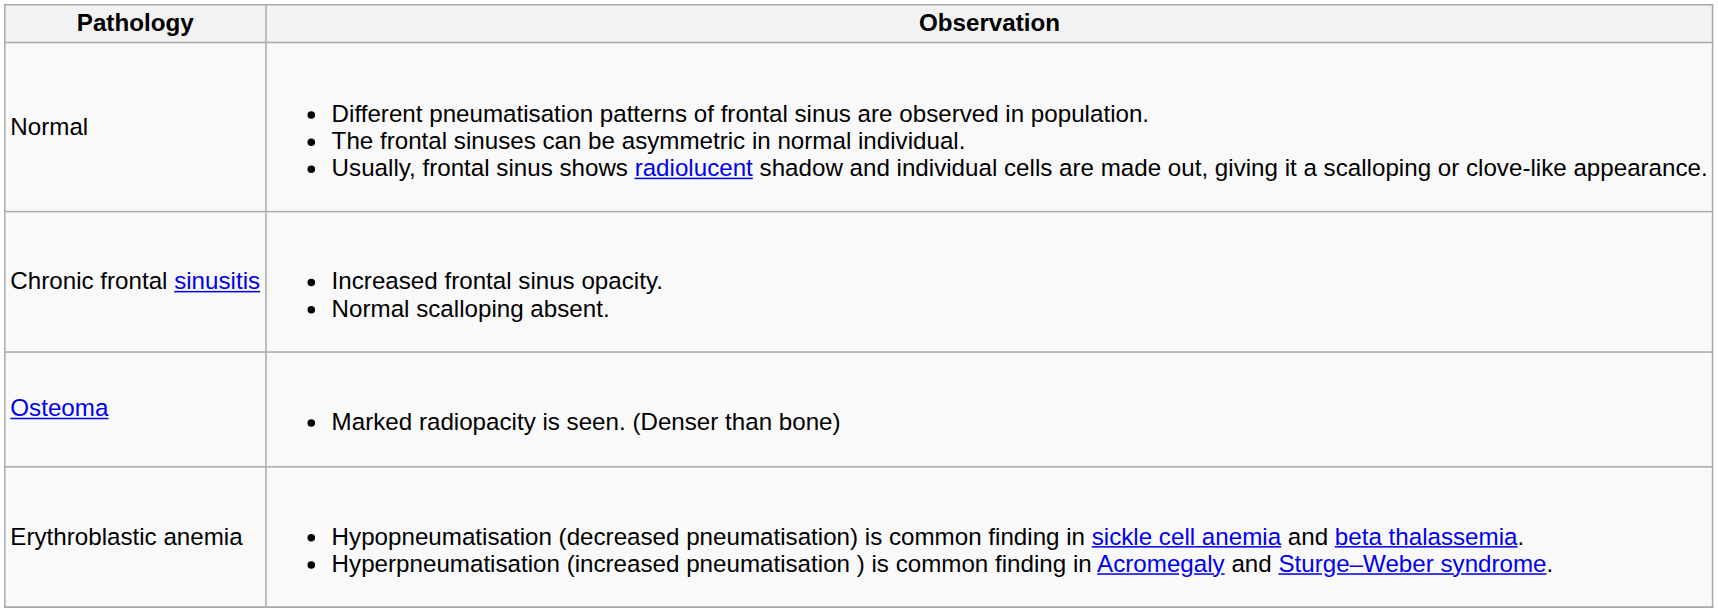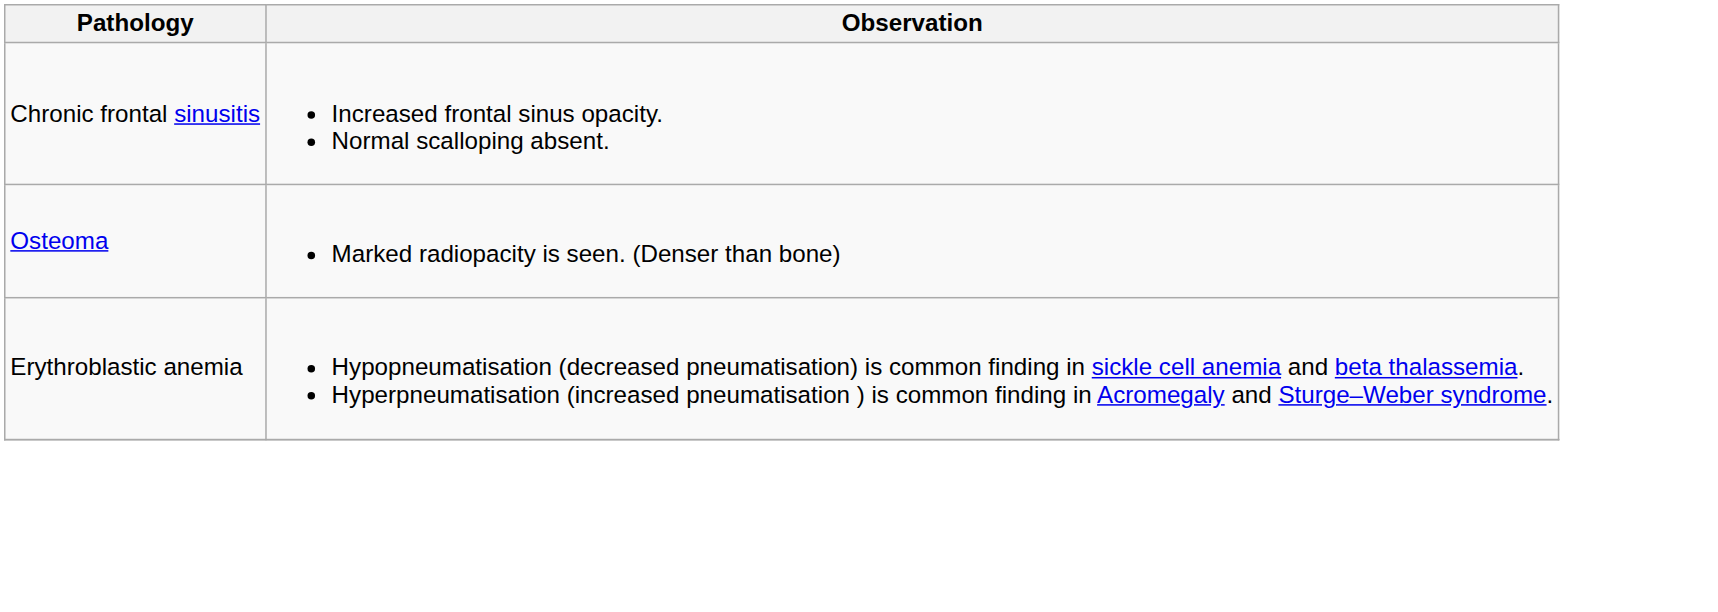- row: (49, 126)
